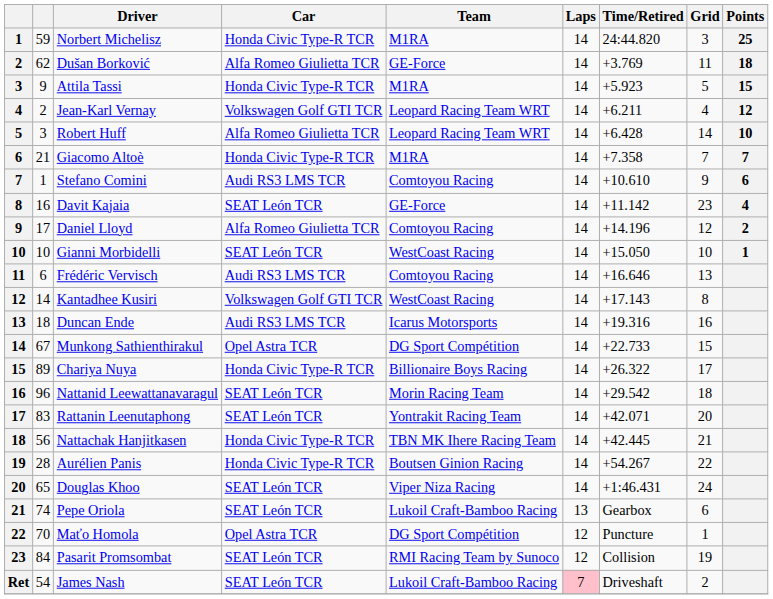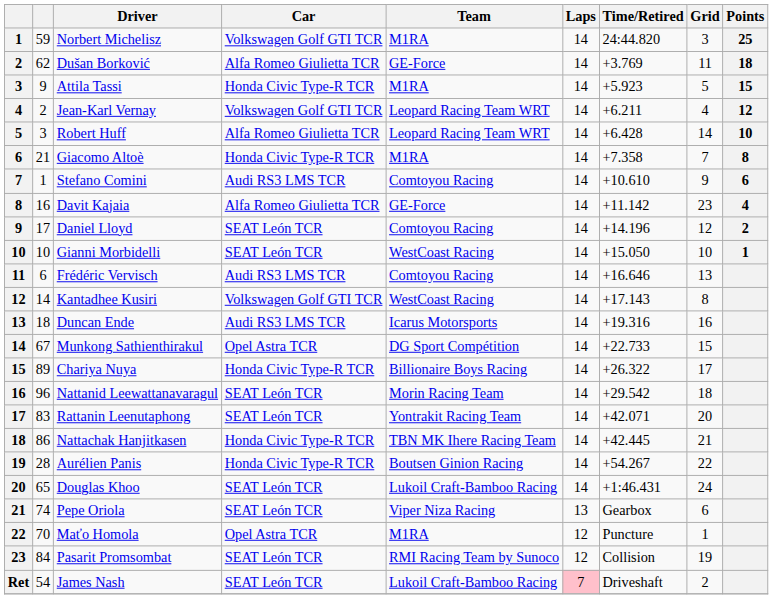(300, 40) Honda Civic Type-R TCR -> (304, 40) Volkswagen Golf GTI TCR
(745, 157) 7 -> (745, 157) 8
(274, 204) SEAT León TCR -> (302, 204) Alfa Romeo Giulietta TCR
(302, 228) Alfa Romeo Giulietta TCR -> (274, 228) SEAT León TCR
(43, 440) 56 -> (43, 440) 86
(442, 487) Viper Niza Racing -> (473, 487) Lukoil Craft-Bamboo Racing
(473, 511) Lukoil Craft-Bamboo Racing -> (442, 511) Viper Niza Racing
(454, 534) DG Sport Compétition -> (409, 534) M1RA
